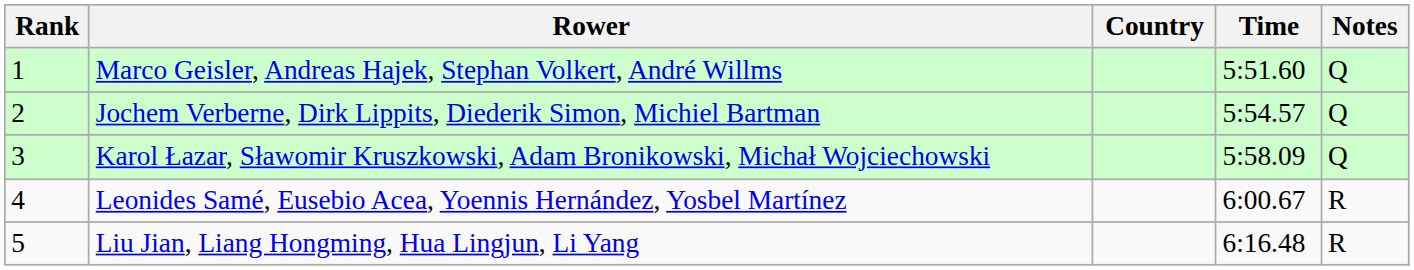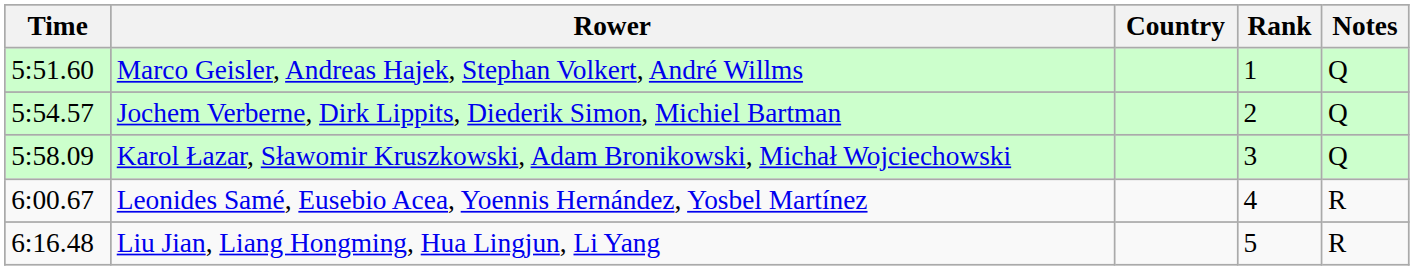columns swapped: (47, 26) <-> (1269, 26)
